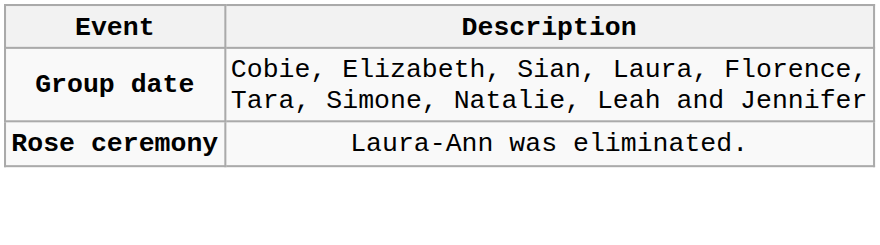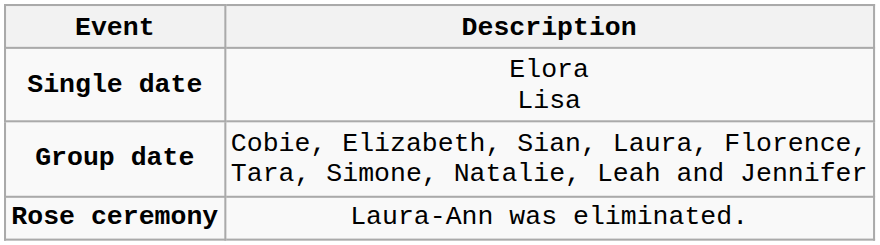+ row: (115, 85)
